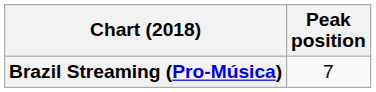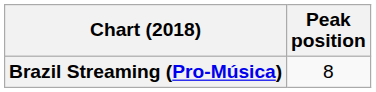(328, 71) 7 -> (328, 71) 8
